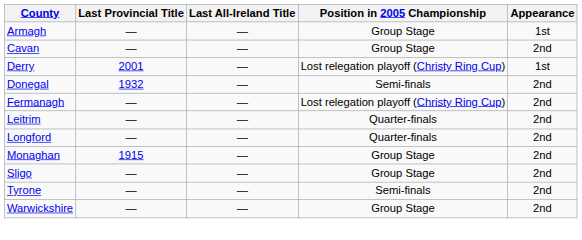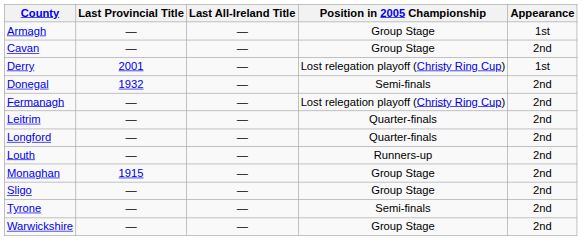+ row: (21, 155)
